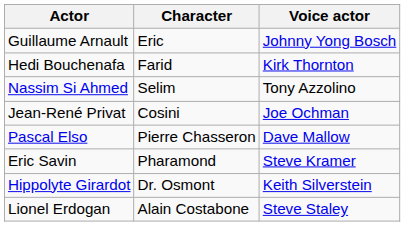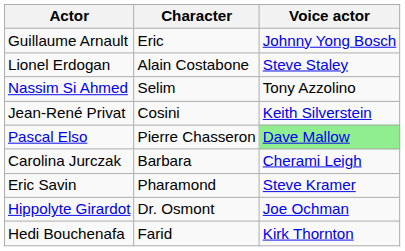rows swapped: (66, 64) <-> (59, 209)
(306, 112) Joe Ochman -> (317, 112) Keith Silverstein
(306, 137) no background -> (306, 137) lightgreen background
+ row: (65, 161)
(317, 185) Keith Silverstein -> (306, 209) Joe Ochman
